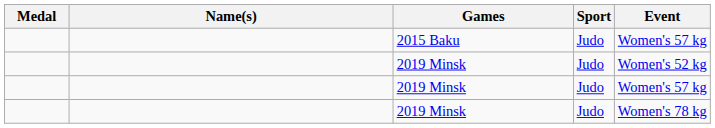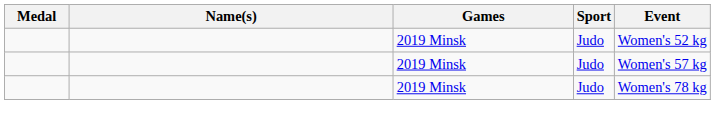- row: (37, 40)
